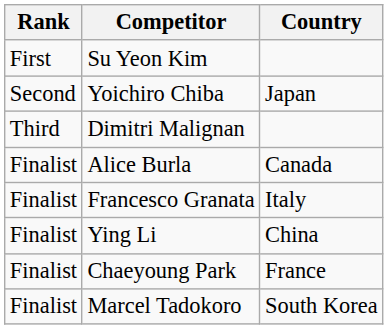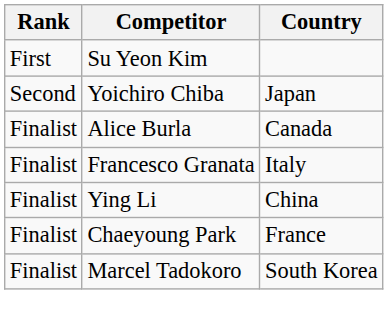- row: (166, 128)
